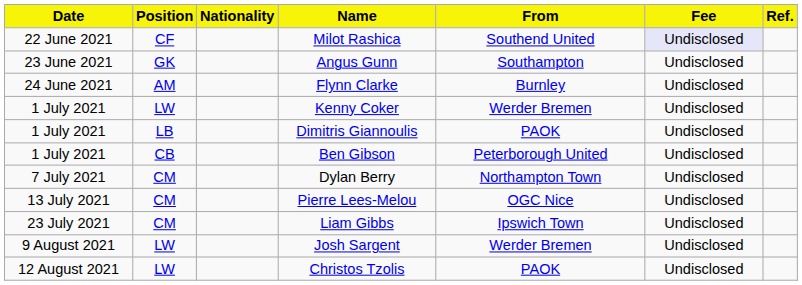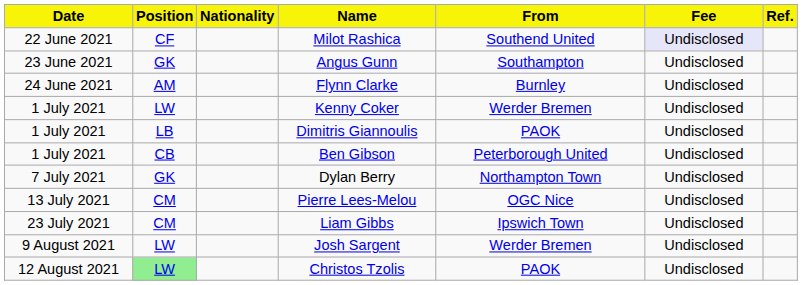(165, 177) CM -> (165, 177) GK
(165, 269) no background -> (165, 269) lightgreen background
